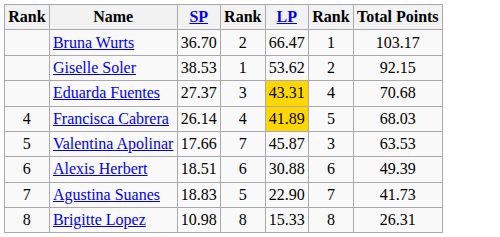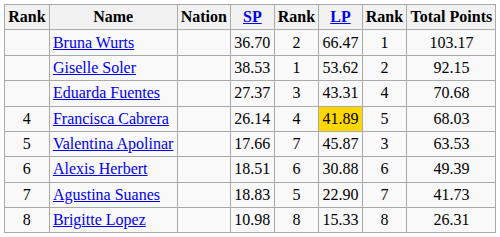+ column: (204, 17)
(287, 93) gold background -> (340, 93) no background
